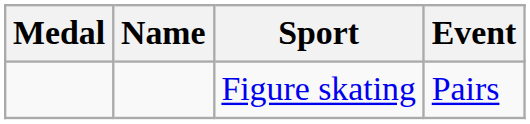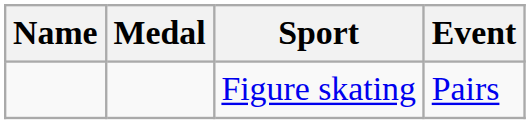columns swapped: (59, 32) <-> (163, 32)
